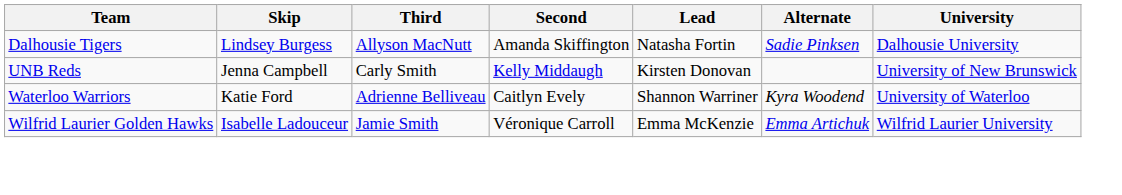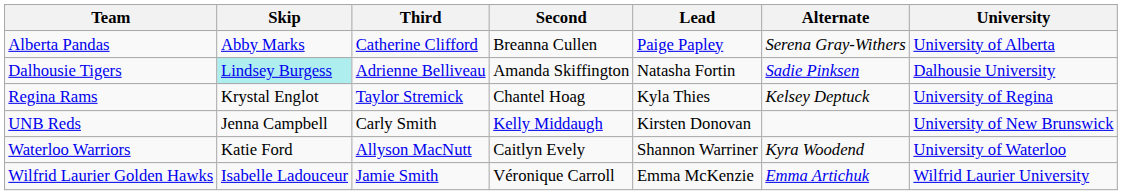+ row: (59, 44)
(277, 44) no background -> (277, 70) paleturquoise background
(414, 44) Allyson MacNutt -> (421, 70) Adrienne Belliveau
+ row: (53, 96)
(421, 96) Adrienne Belliveau -> (414, 149) Allyson MacNutt
